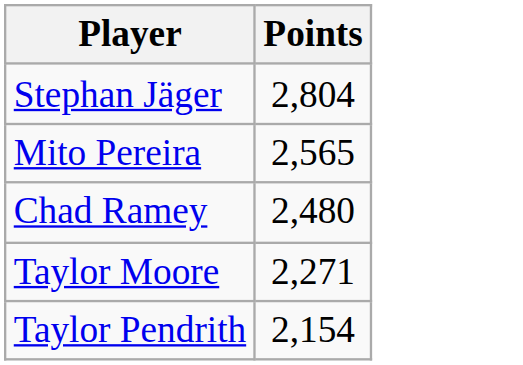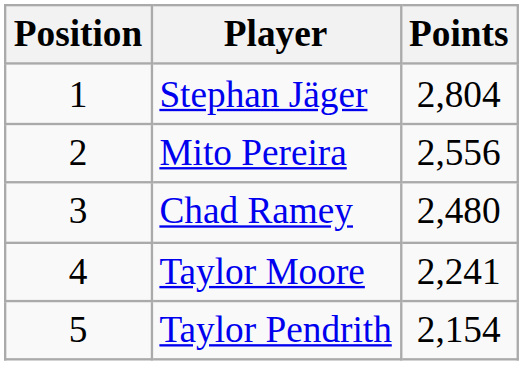+ column: (78, 34)
(313, 152) 2,565 -> (459, 152) 2,556
(313, 270) 2,271 -> (459, 270) 2,241
